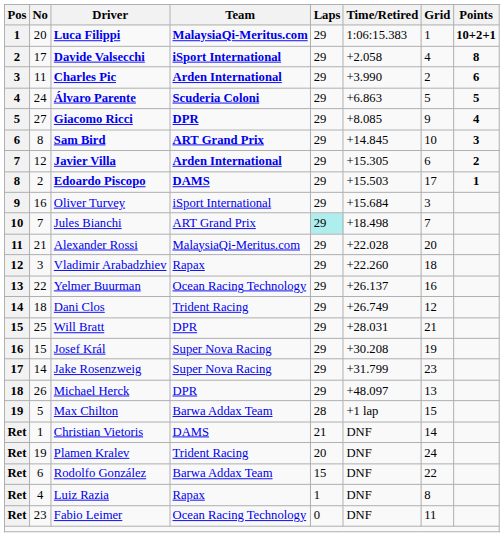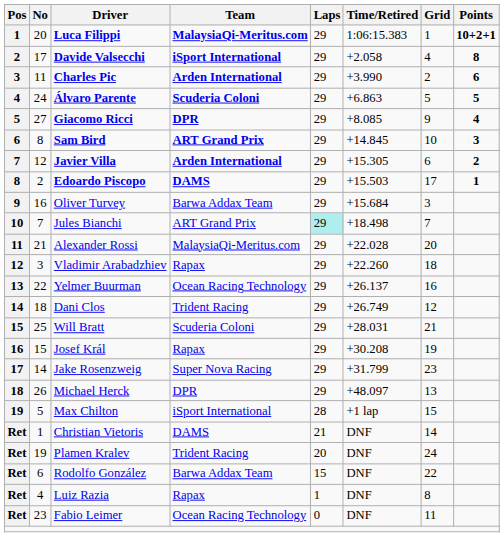(222, 202) iSport International -> (223, 202) Barwa Addax Team
(185, 327) DPR -> (213, 327) Scuderia Coloni
(222, 348) Super Nova Racing -> (189, 348) Rapax
(223, 410) Barwa Addax Team -> (222, 410) iSport International
